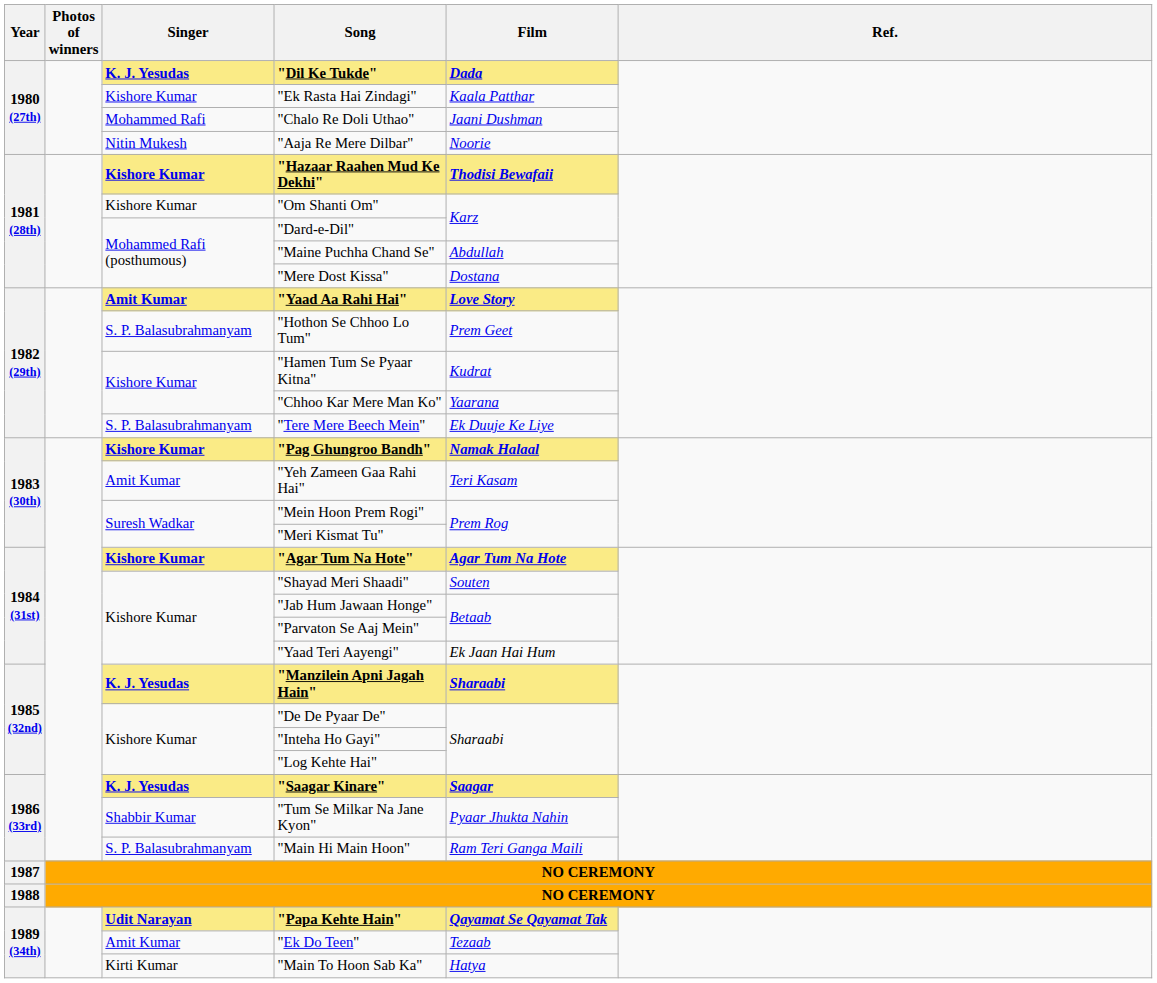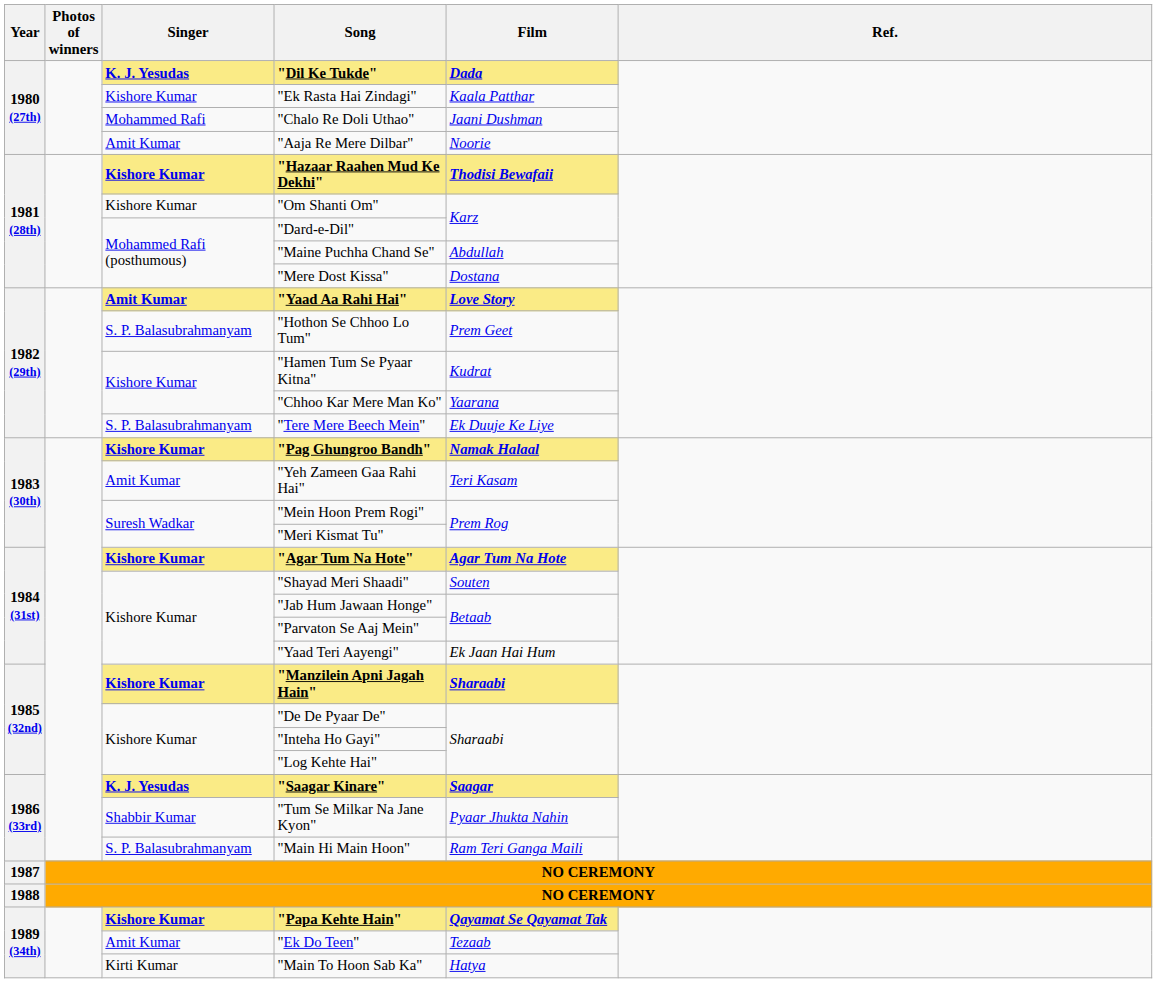(146, 142) Nitin Mukesh -> (143, 142) Amit Kumar
(147, 684) K. J. Yesudas -> (155, 684) Kishore Kumar
(149, 919) Udit Narayan -> (155, 919) Kishore Kumar
